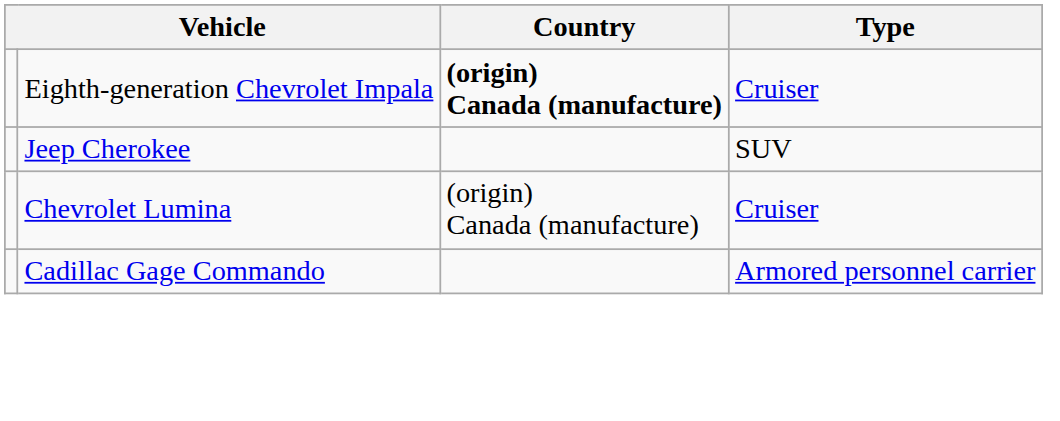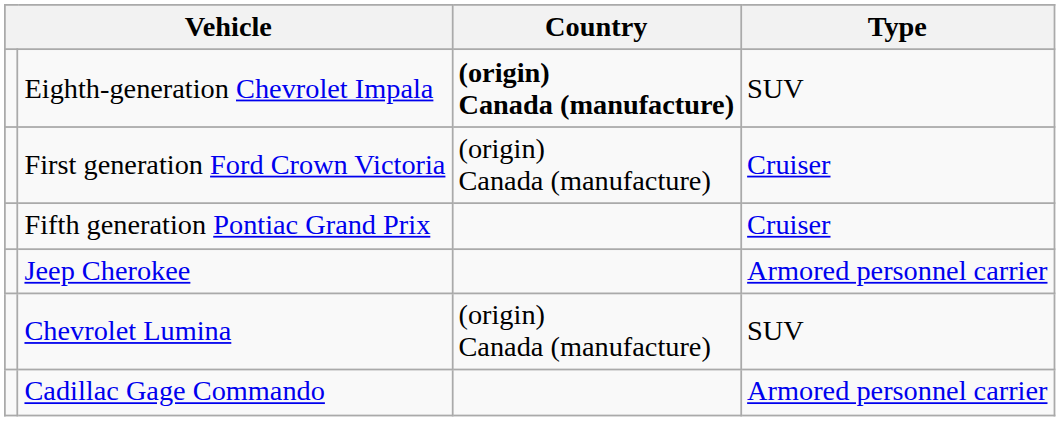(777, 87) Cruiser -> (775, 87) SUV
+ row: (235, 164)
+ row: (227, 225)
(763, 148) SUV -> (897, 270) Armored personnel carrier
(777, 209) Cruiser -> (775, 331) SUV
